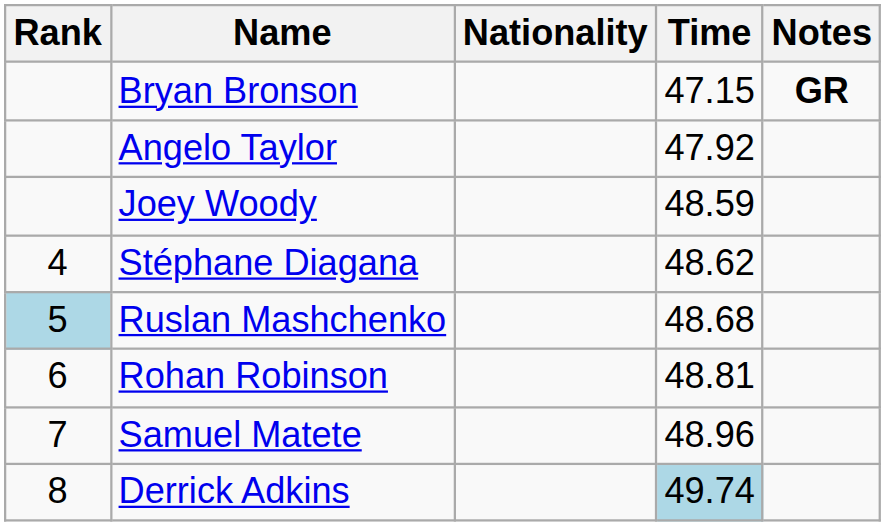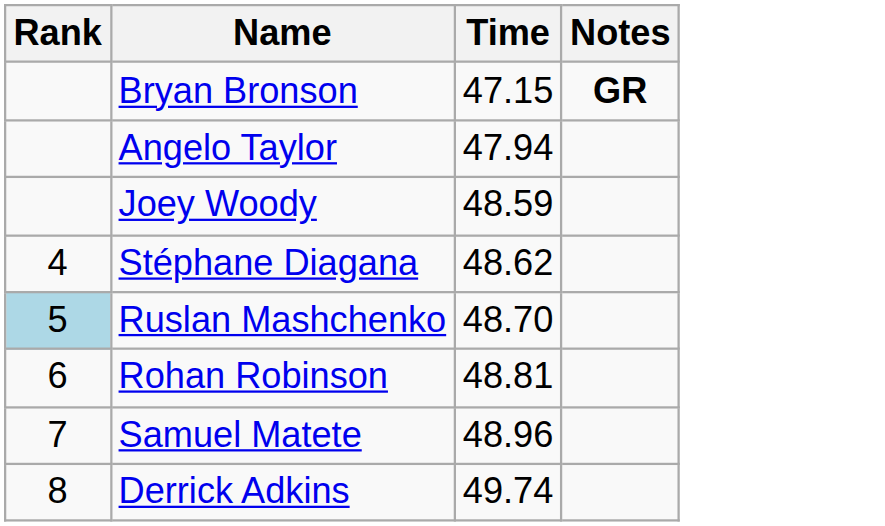- column: (555, 33)
(710, 147) 47.92 -> (508, 147) 47.94
(710, 319) 48.68 -> (508, 319) 48.70
(710, 491) lightblue background -> (508, 491) no background
